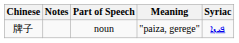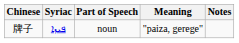columns swapped: (218, 12) <-> (57, 12)
